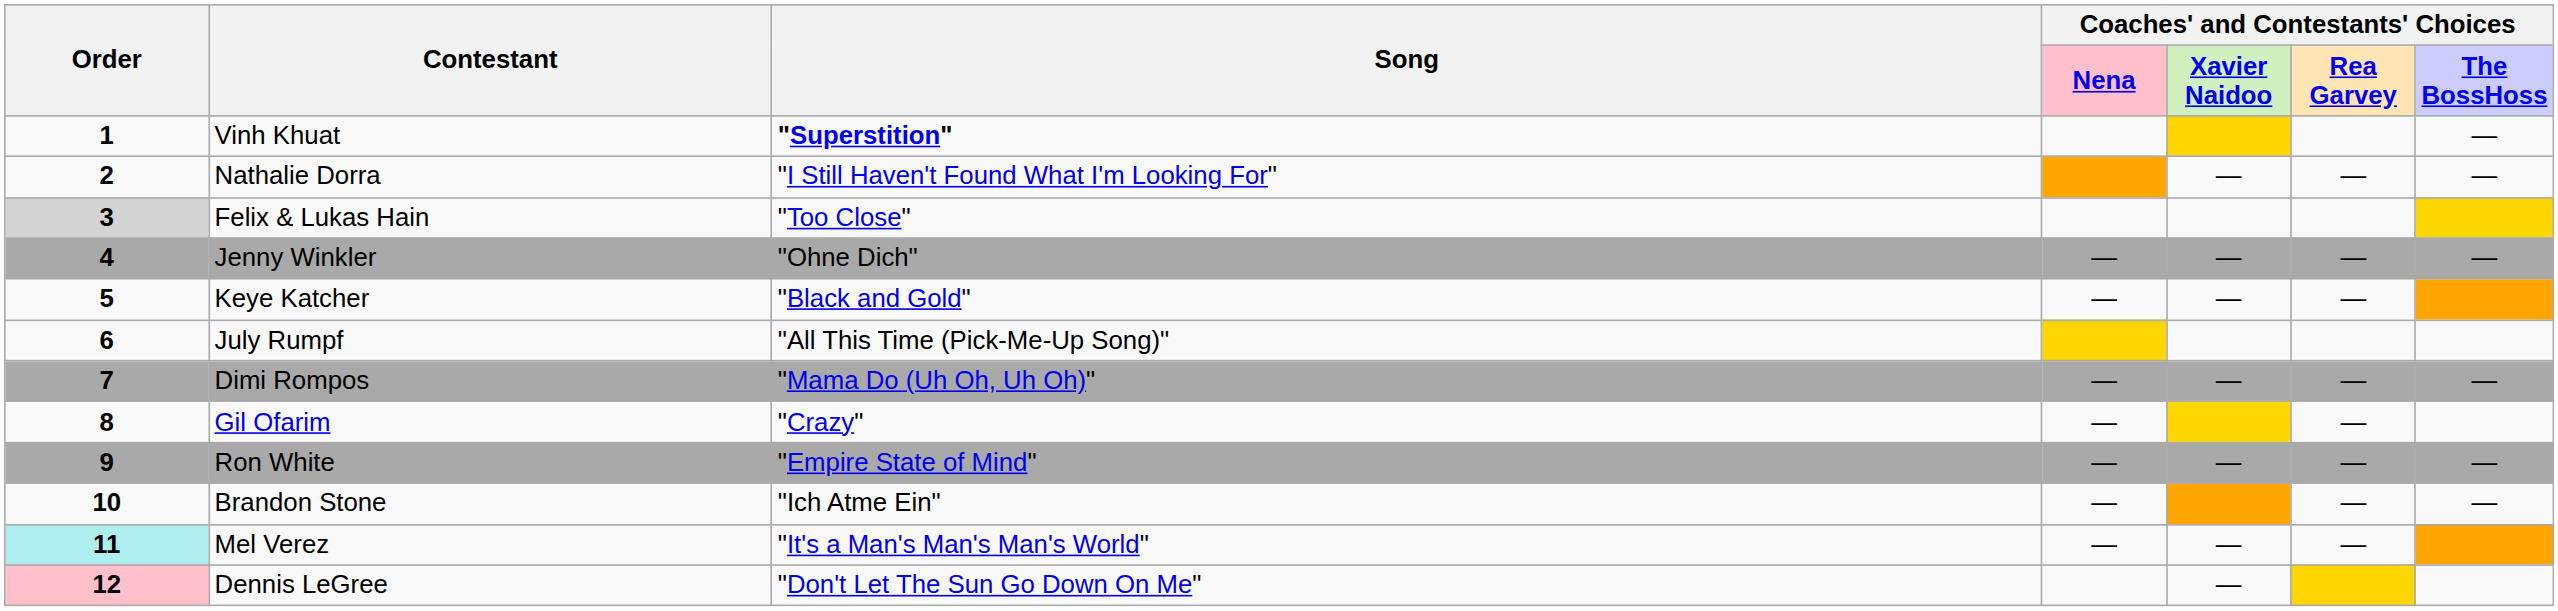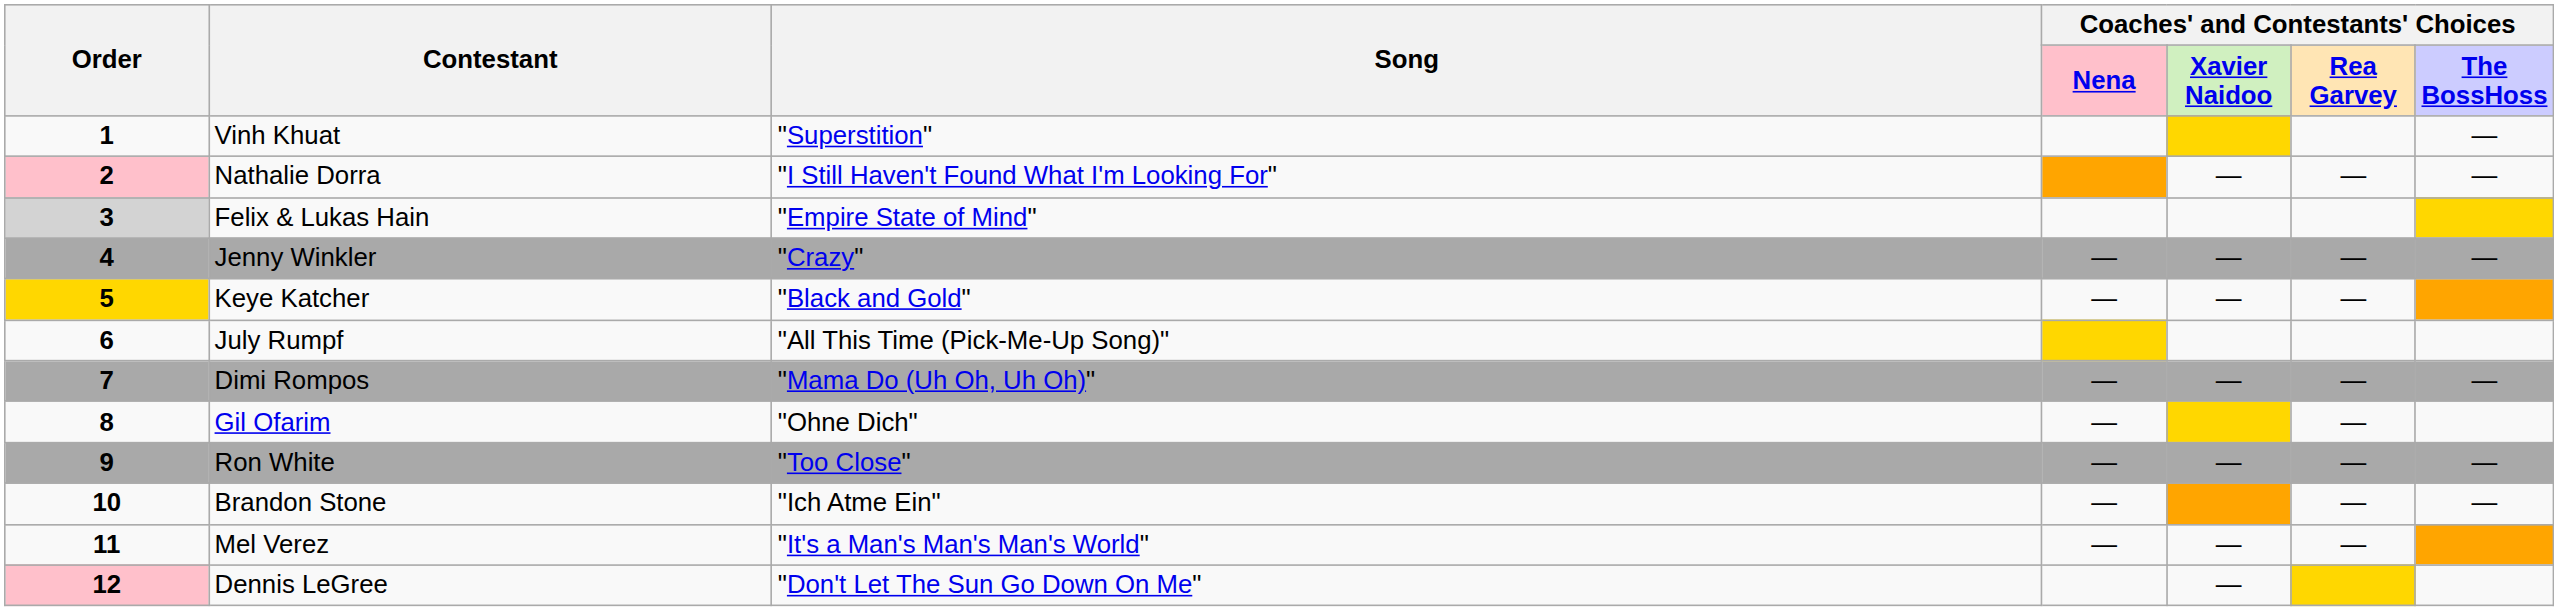(865, 135) bold -> (855, 135) normal
(107, 176) no background -> (107, 176) pink background
(844, 217) "Too Close" -> (907, 217) "Empire State of Mind"
(848, 258) "Ohne Dich" -> (821, 258) "Crazy"
(107, 299) no background -> (107, 299) gold background
(821, 421) "Crazy" -> (848, 421) "Ohne Dich"
(907, 462) "Empire State of Mind" -> (844, 462) "Too Close"
(107, 544) paleturquoise background -> (107, 544) no background
